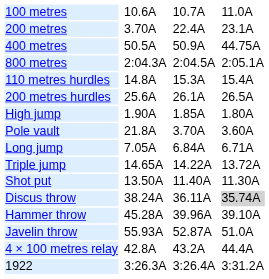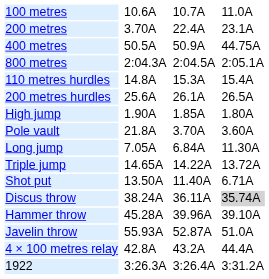(237, 147) 6.71A -> (240, 147) 11.30A
(240, 181) 11.30A -> (237, 181) 6.71A
